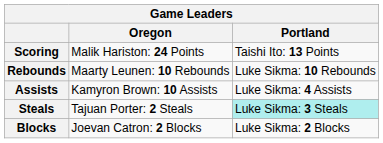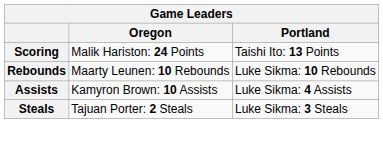(291, 109) paleturquoise background -> (291, 109) no background
- row: (36, 128)
